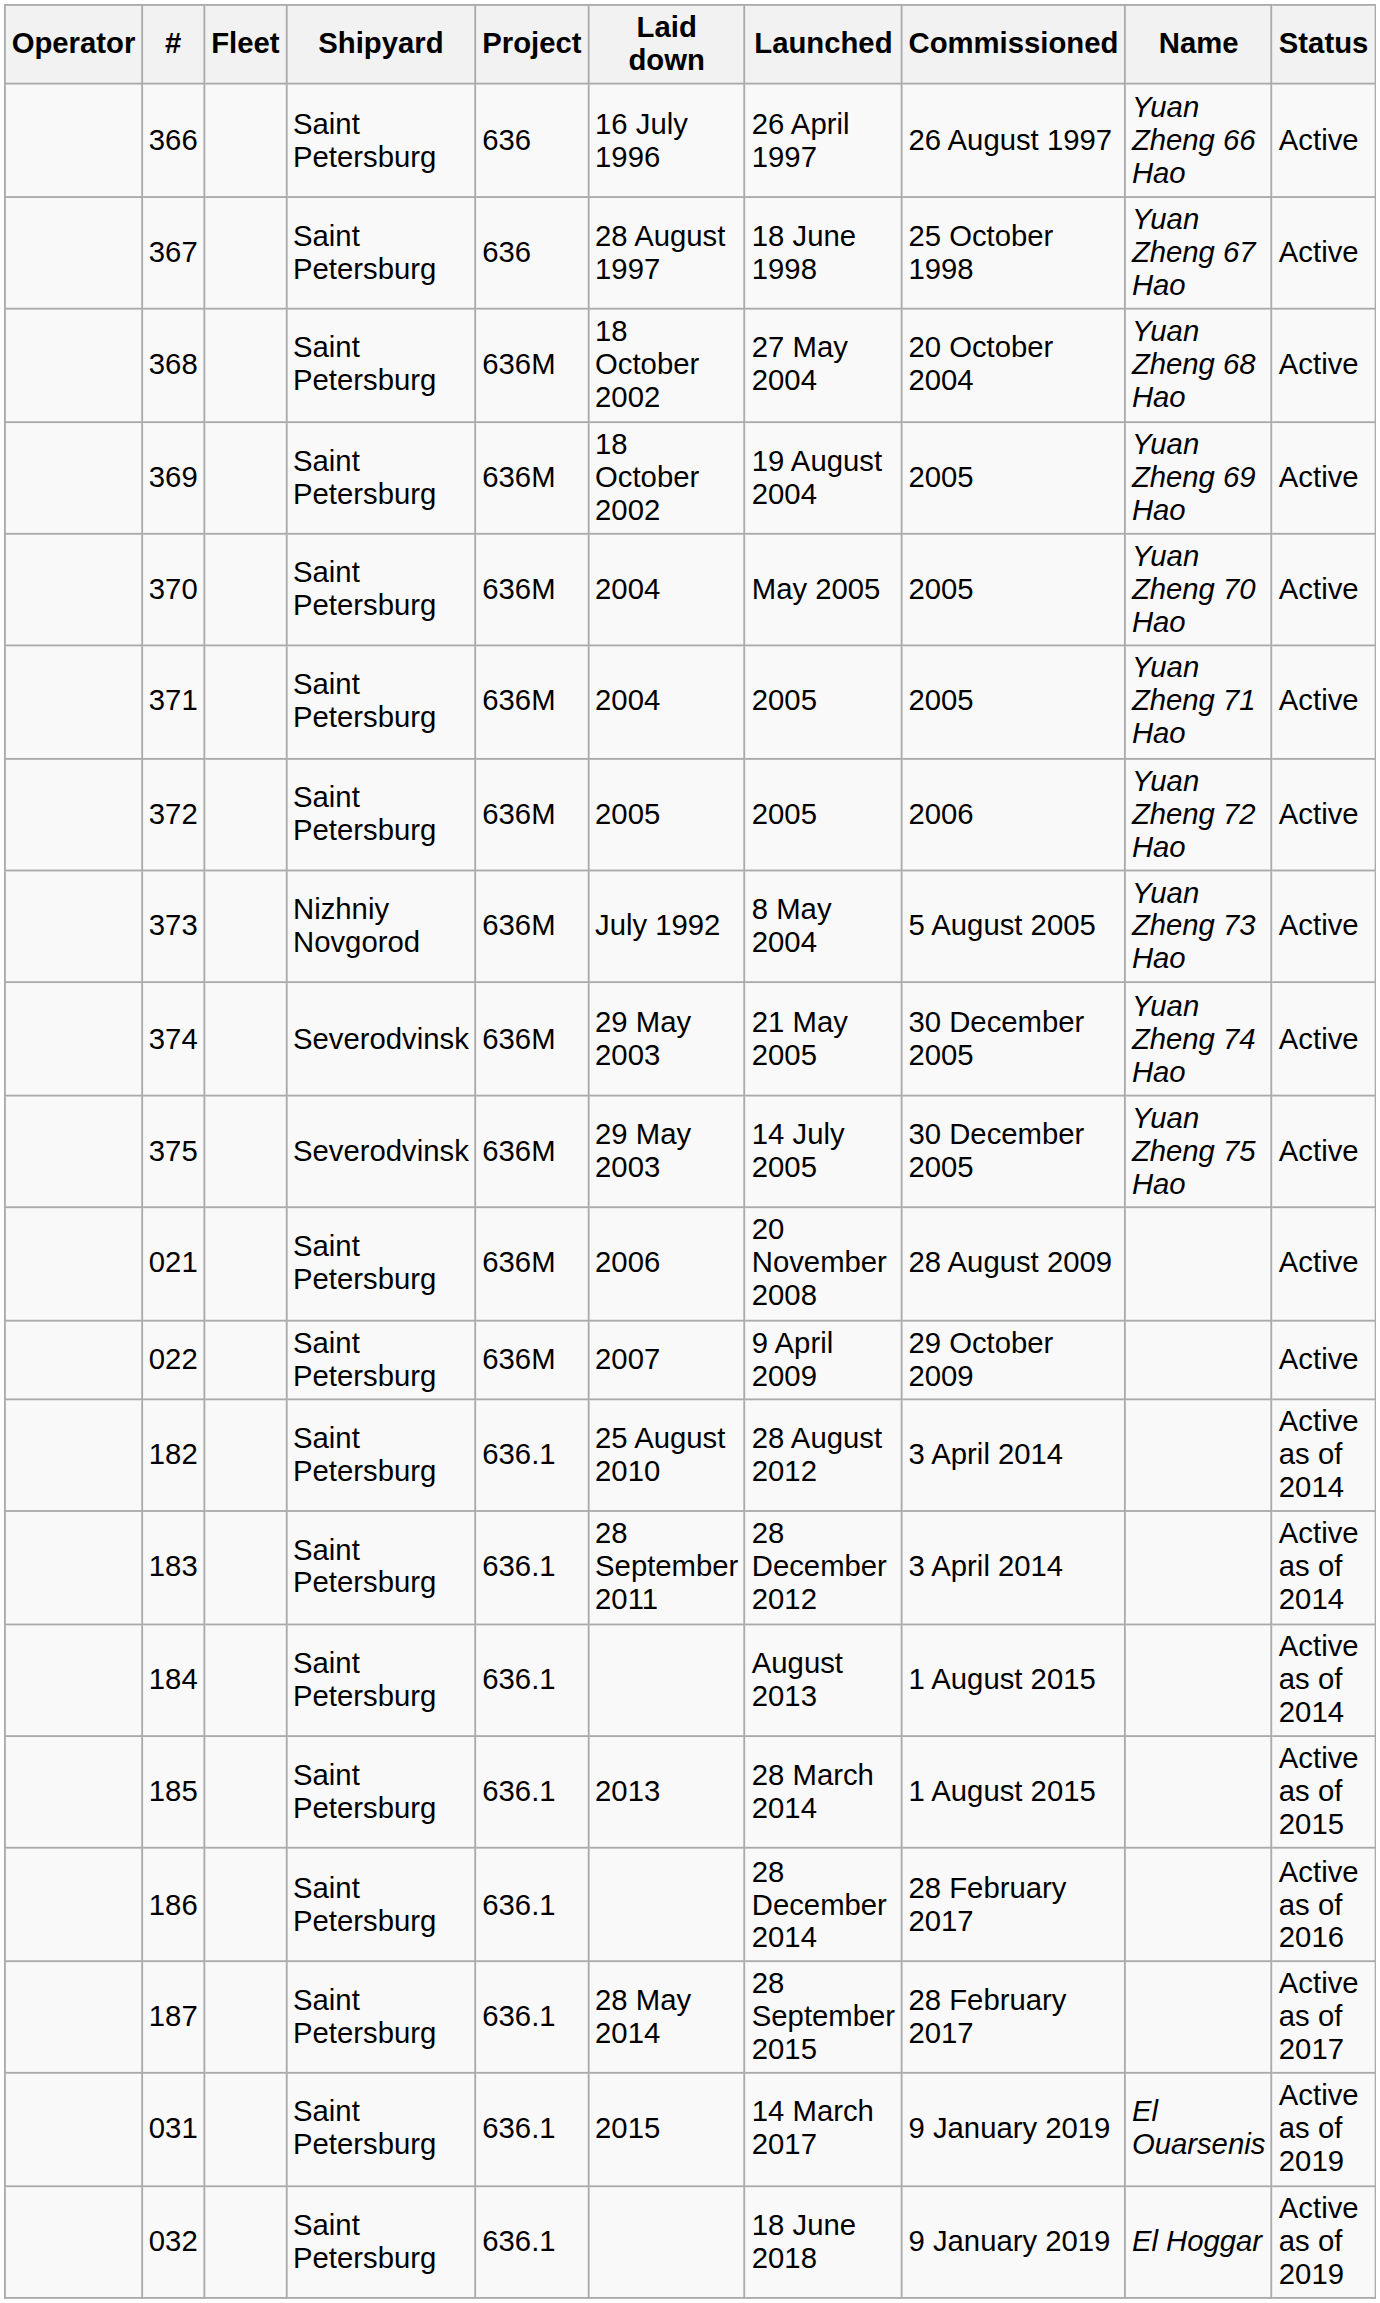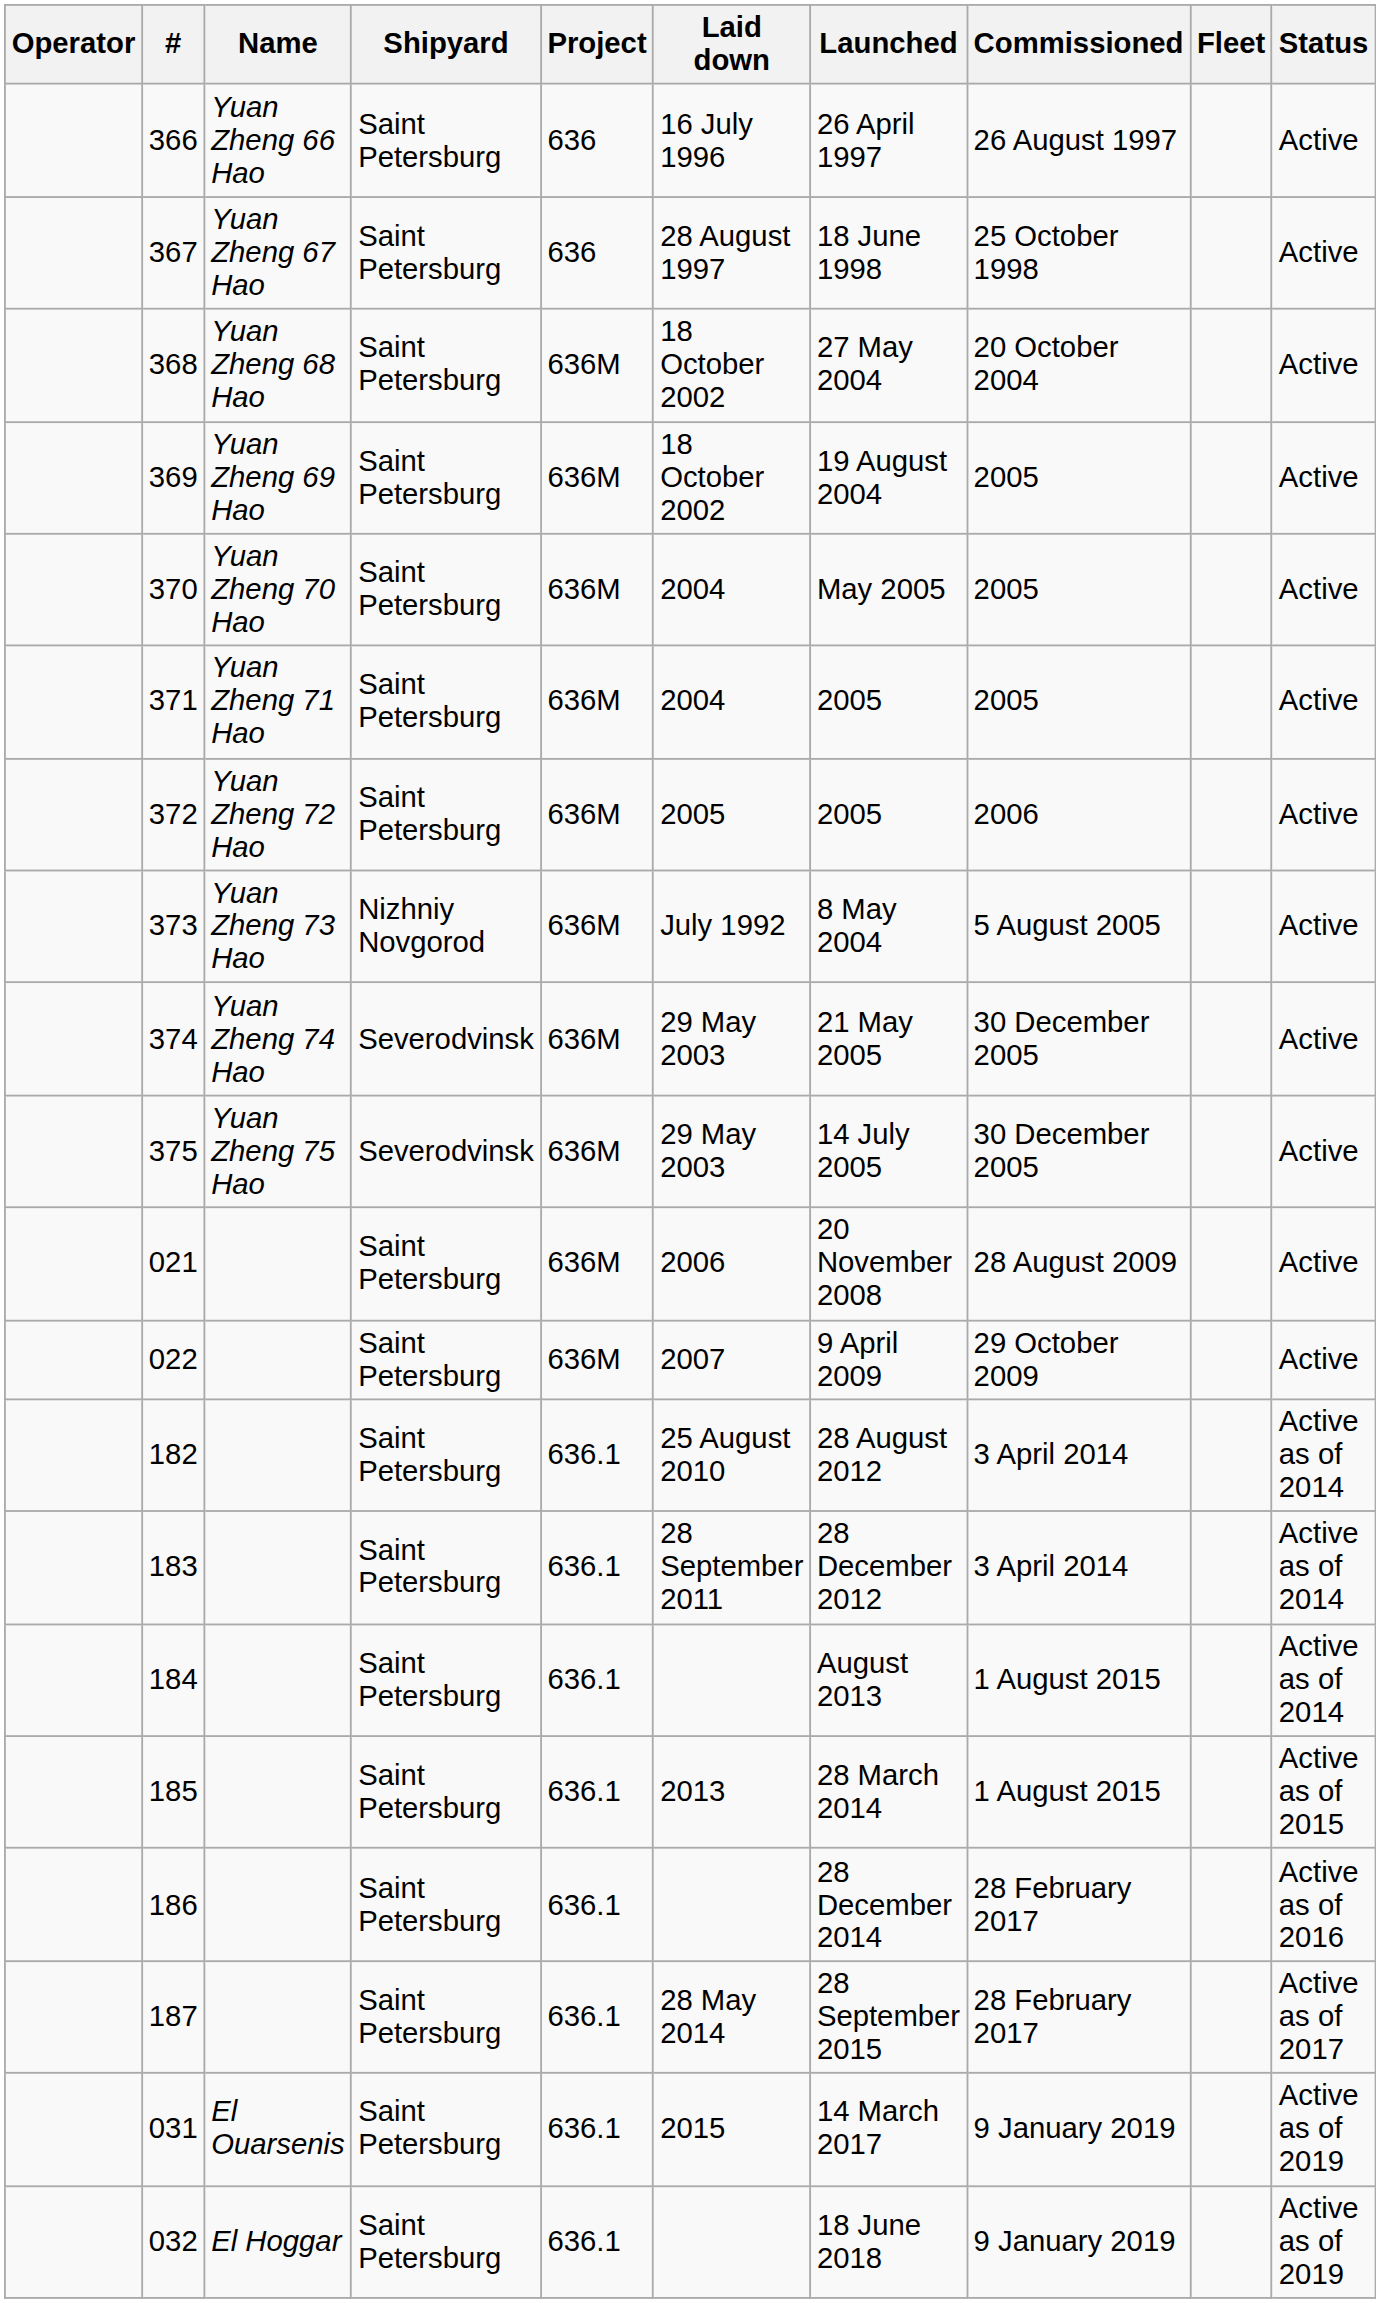columns swapped: (1199, 44) <-> (245, 44)
